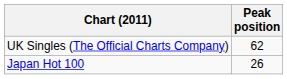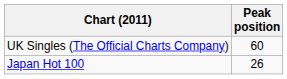(257, 45) 62 -> (257, 45) 60
